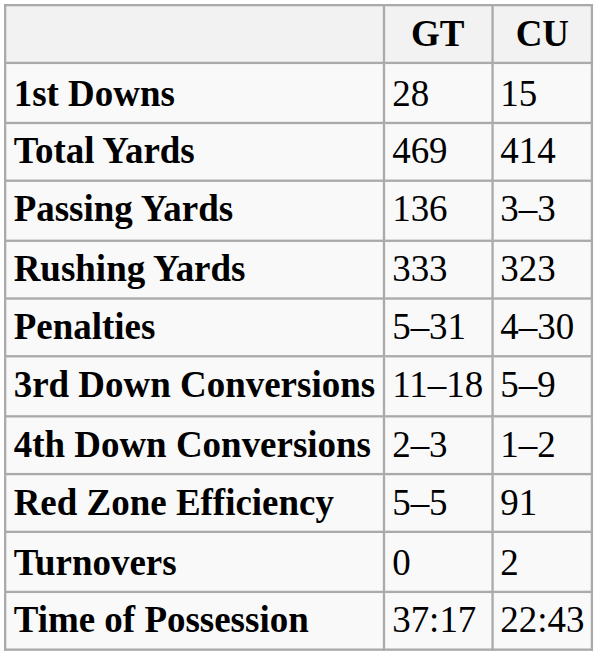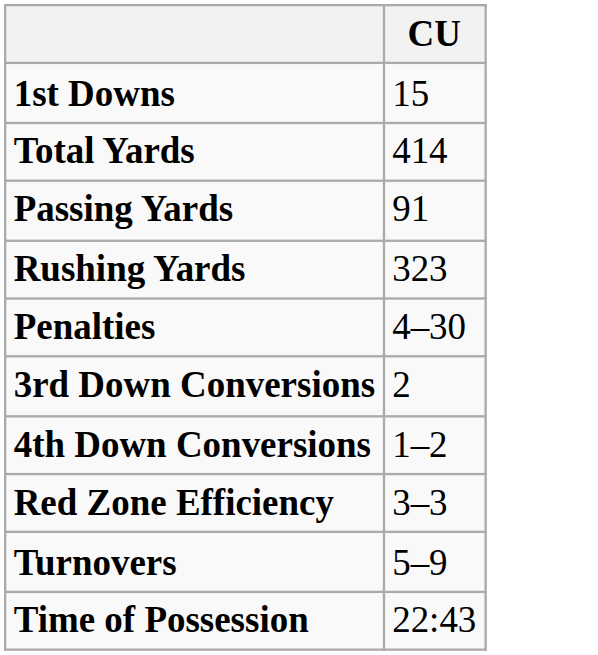- column: (438, 33)
(528, 209) 3–3 -> (411, 209) 91
(528, 385) 5–9 -> (401, 385) 2
(519, 502) 91 -> (420, 502) 3–3
(509, 561) 2 -> (420, 561) 5–9
